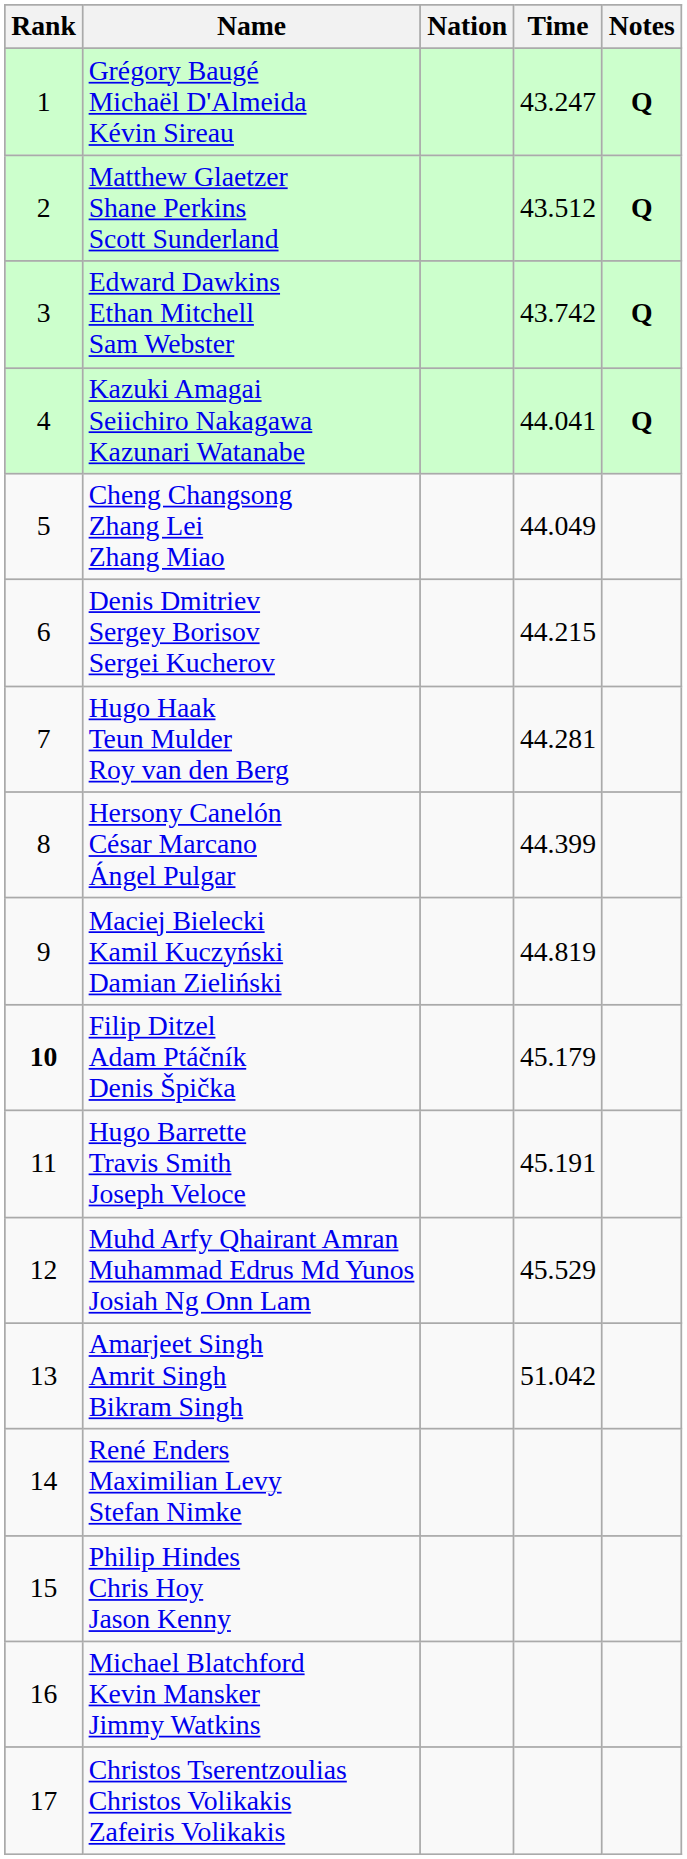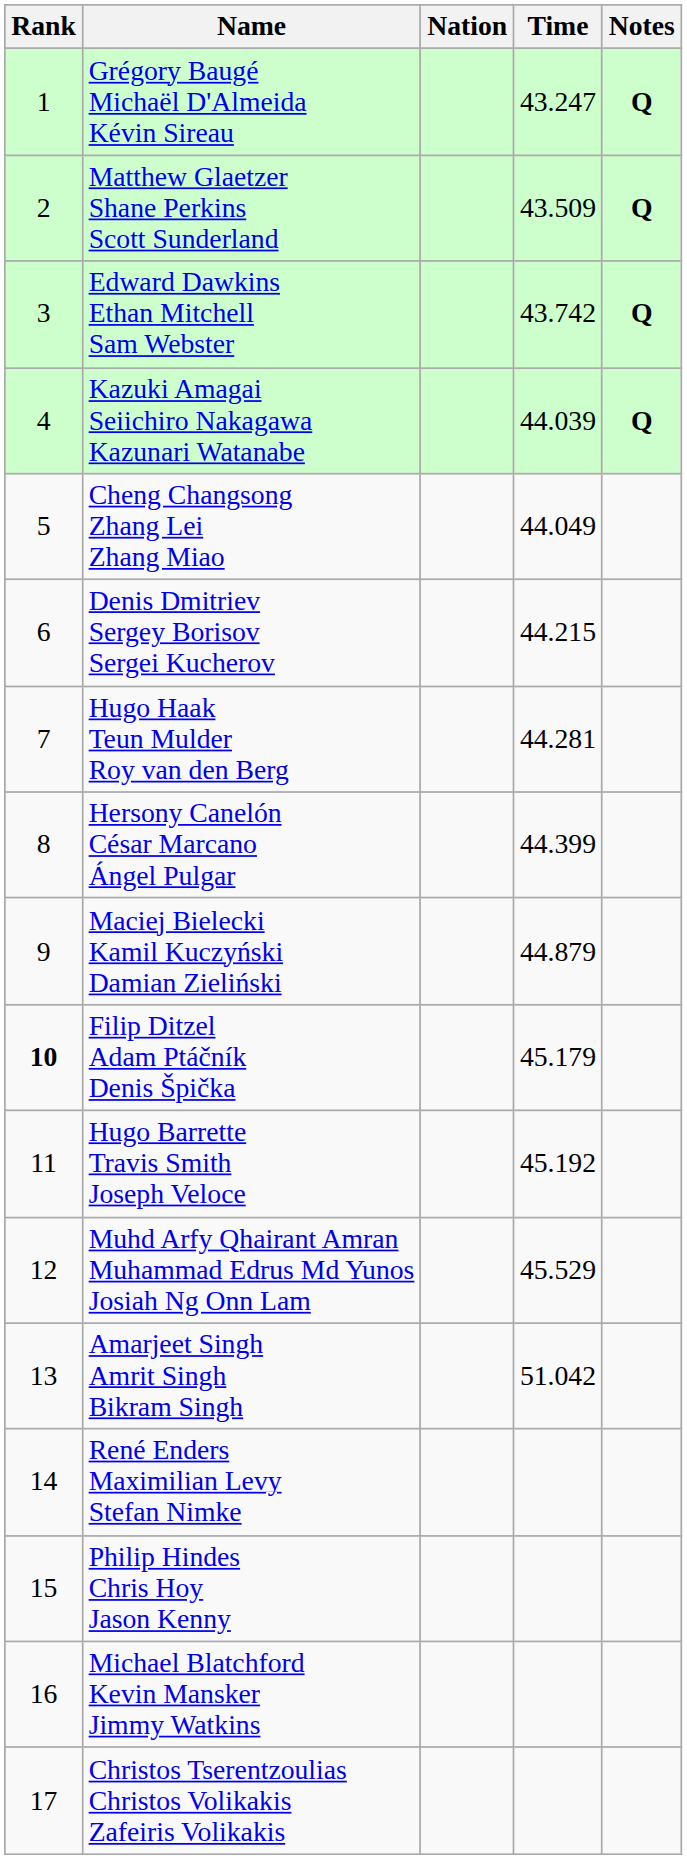(558, 207) 43.512 -> (558, 207) 43.509
(558, 420) 44.041 -> (558, 420) 44.039
(558, 950) 44.819 -> (558, 950) 44.879
(558, 1163) 45.191 -> (558, 1163) 45.192
